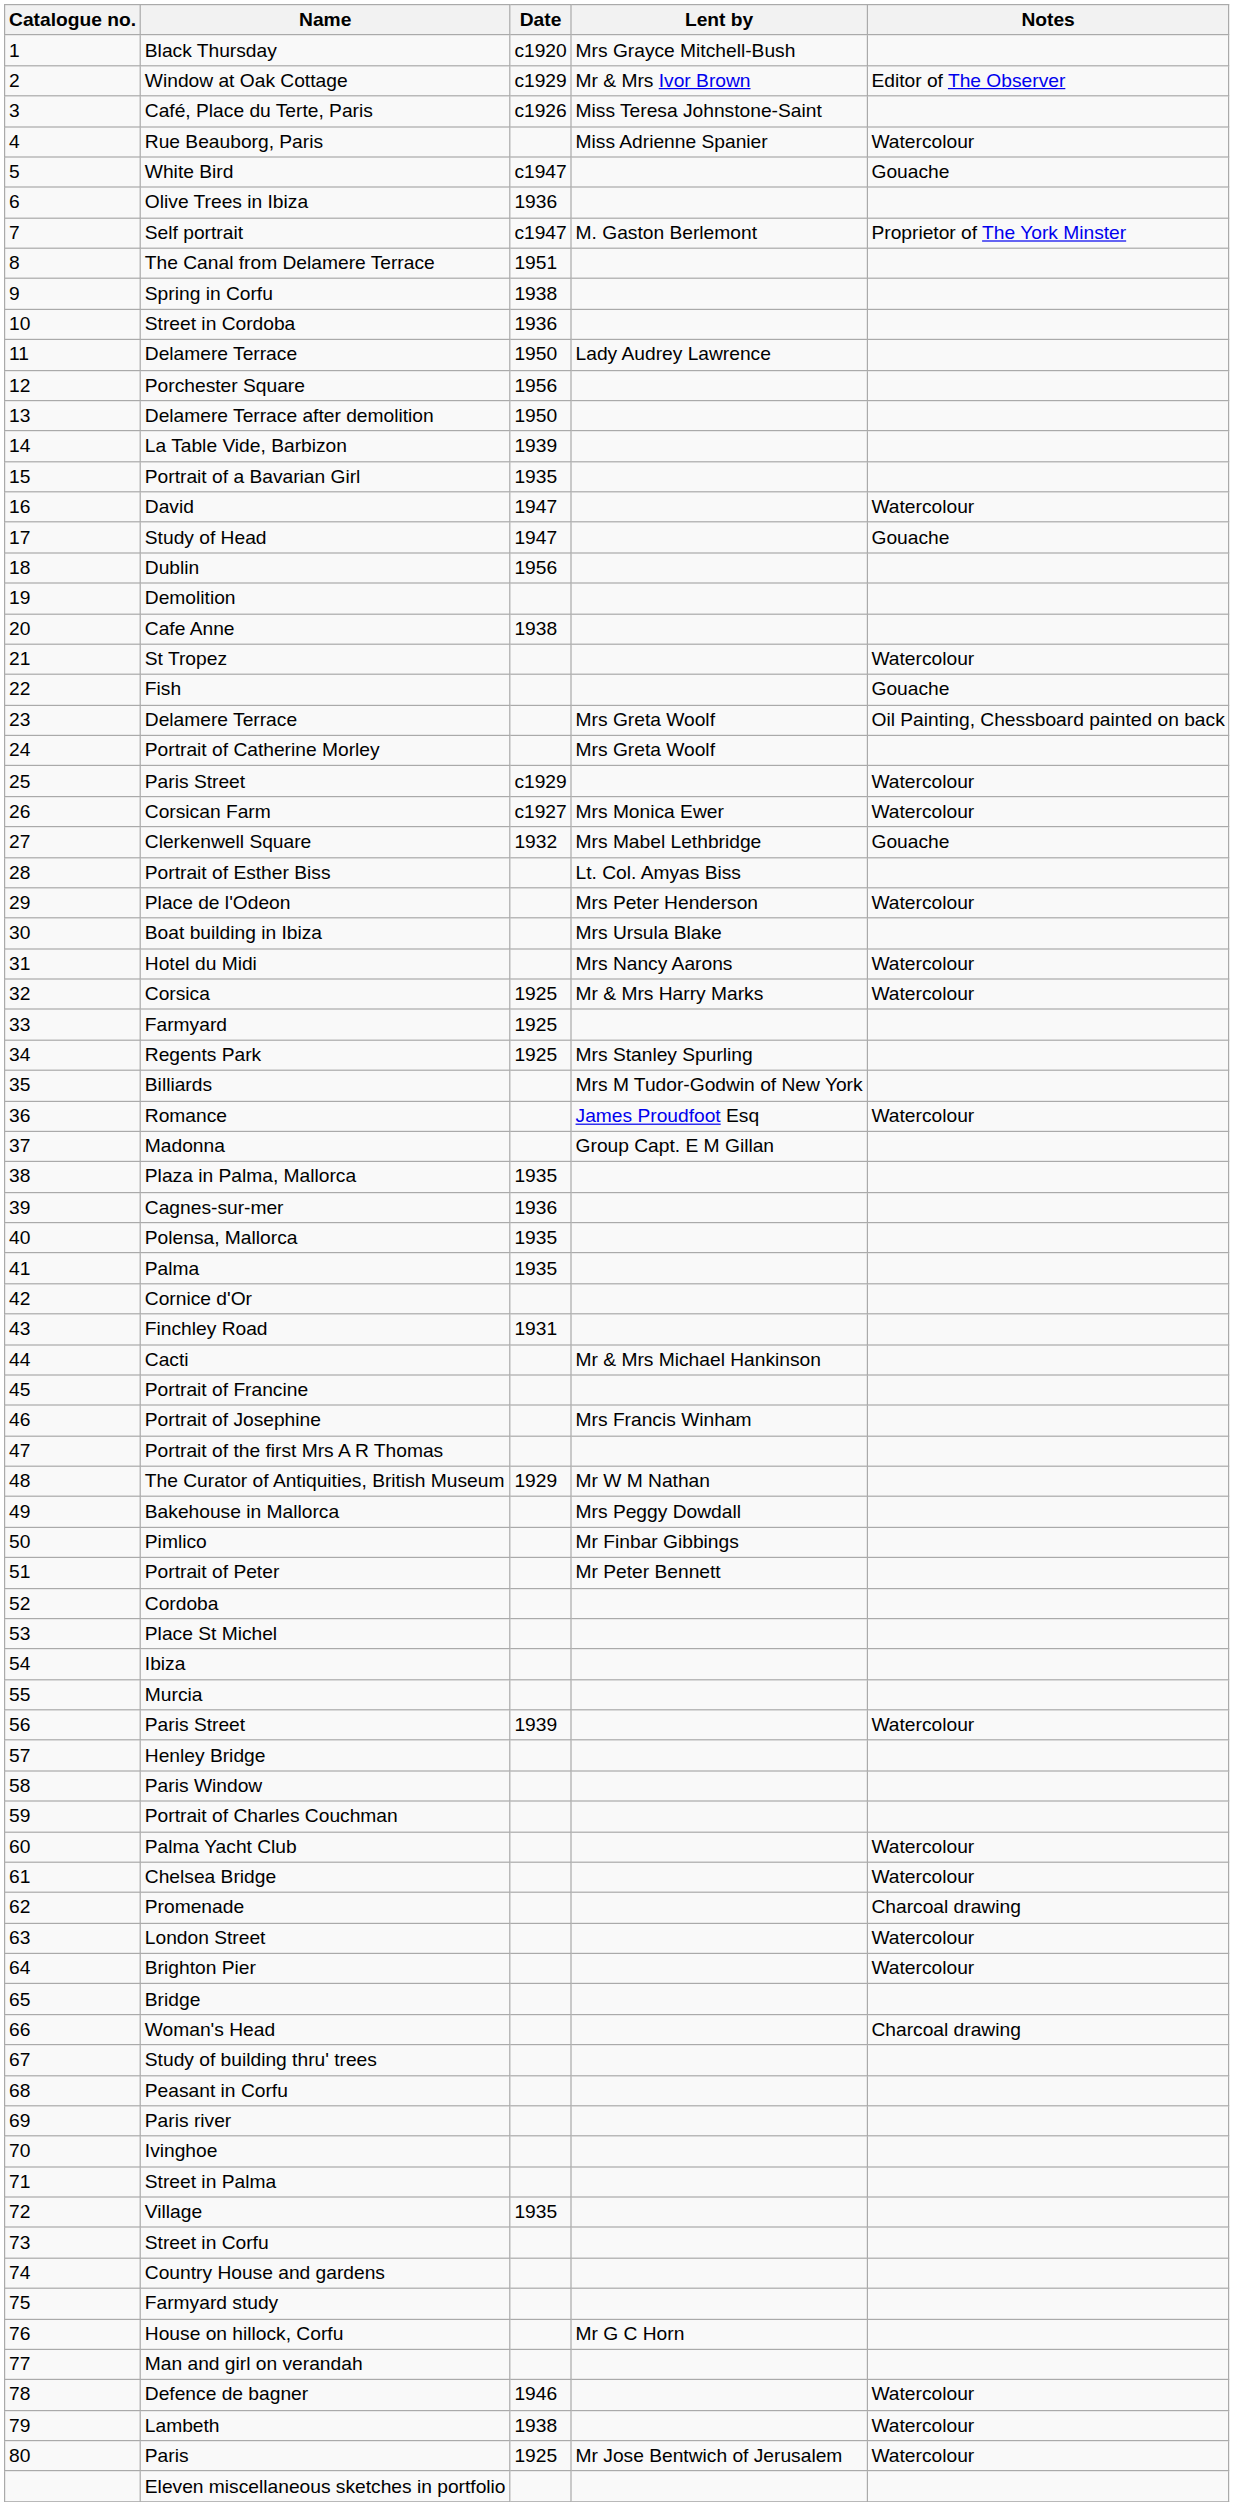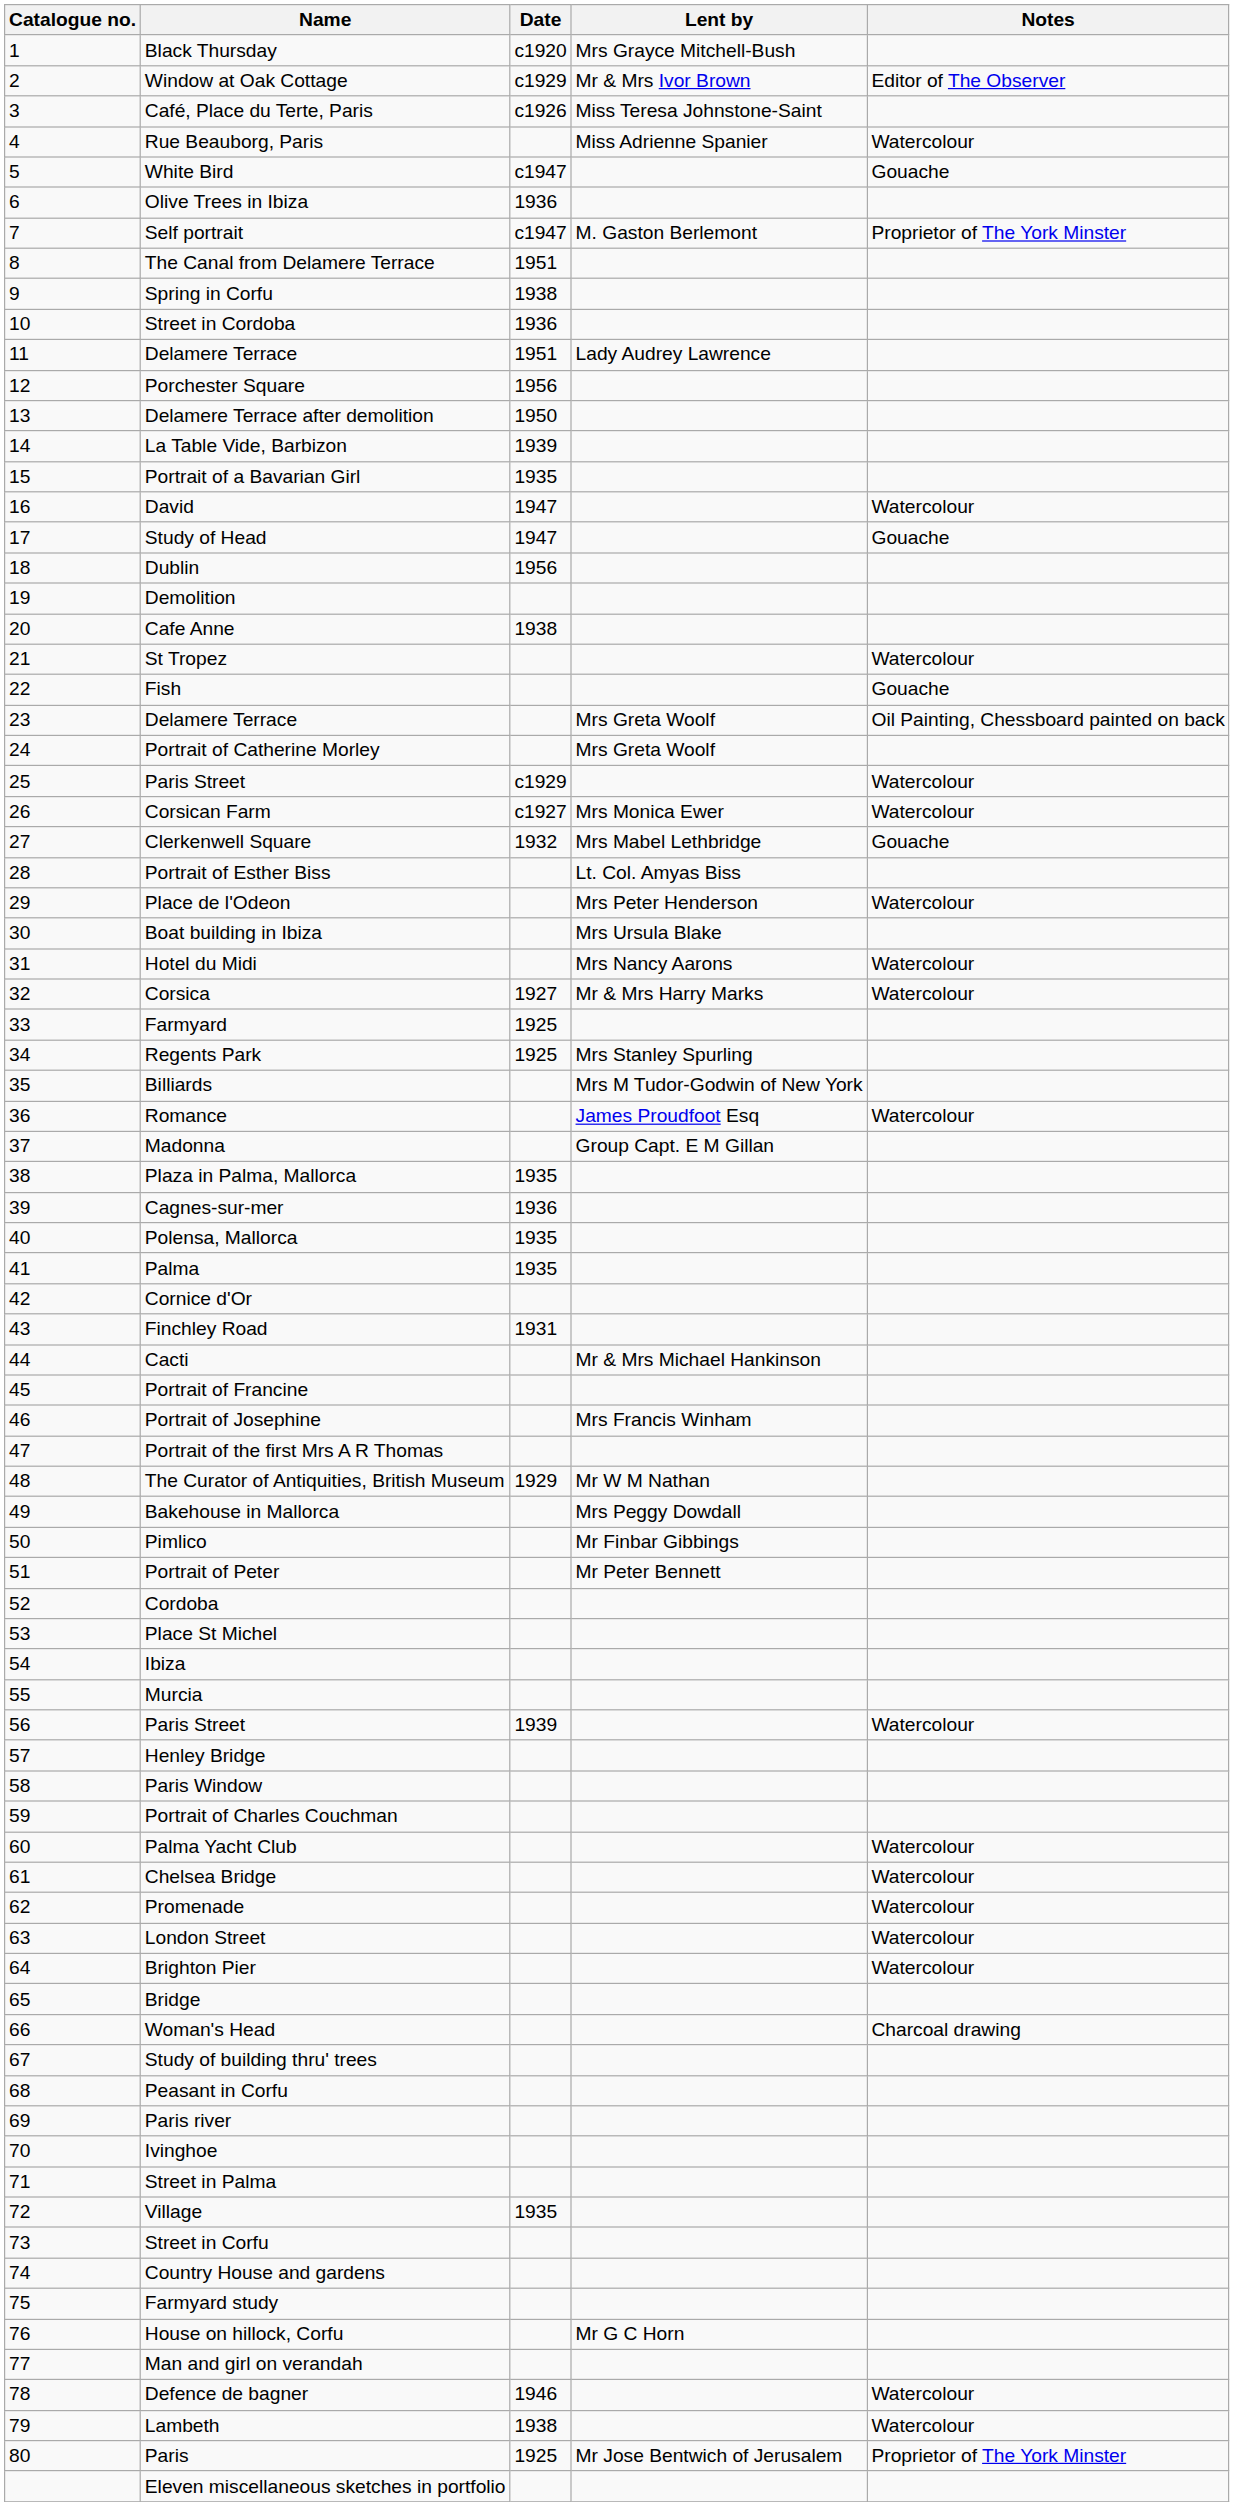(536, 354) 1950 -> (536, 354) 1951
(536, 994) 1925 -> (536, 994) 1927
(946, 1907) Charcoal drawing -> (923, 1907) Watercolour
(923, 2455) Watercolour -> (999, 2455) Proprietor of The York Minster
